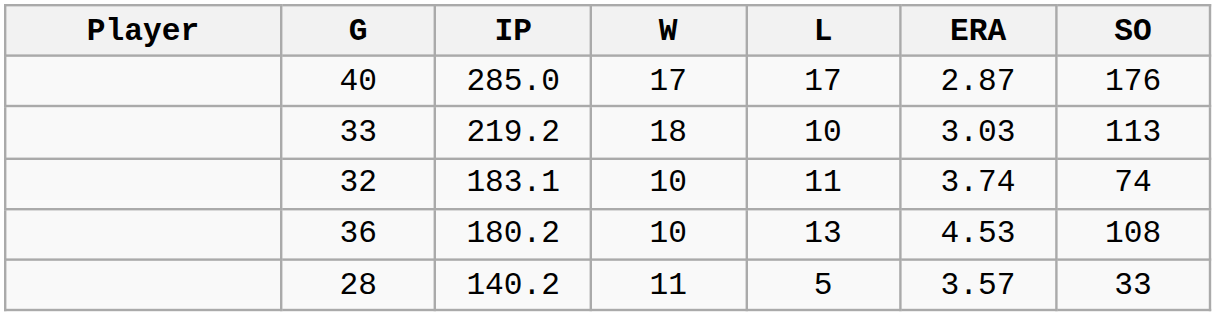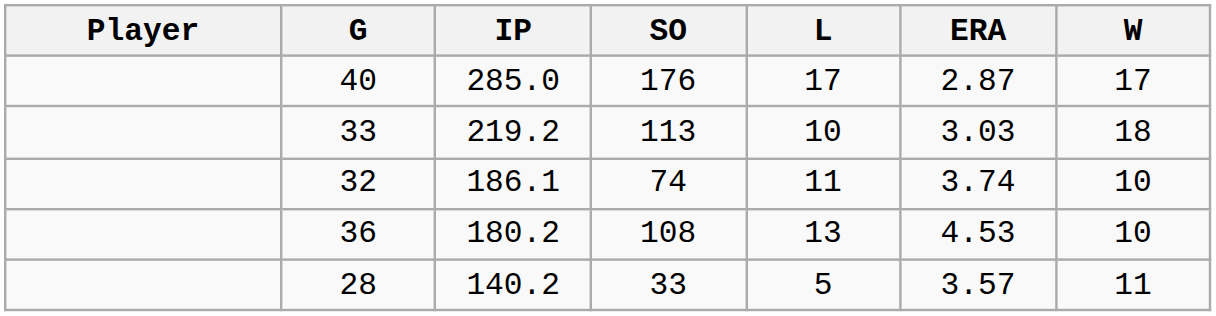columns swapped: (668, 31) <-> (1133, 31)
(513, 183) 183.1 -> (513, 183) 186.1
